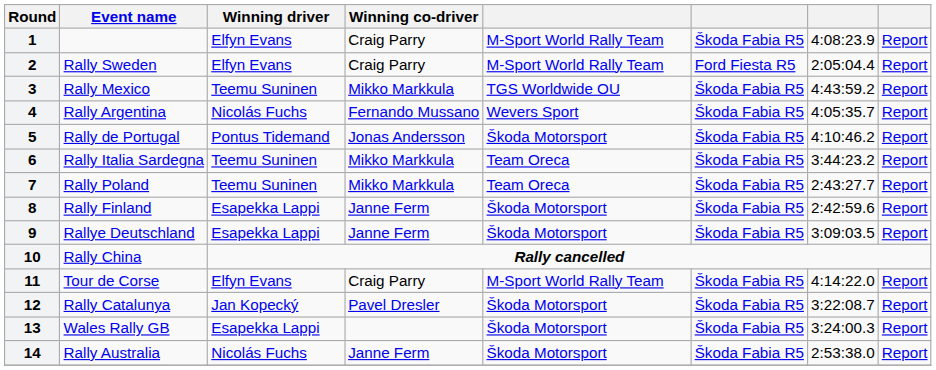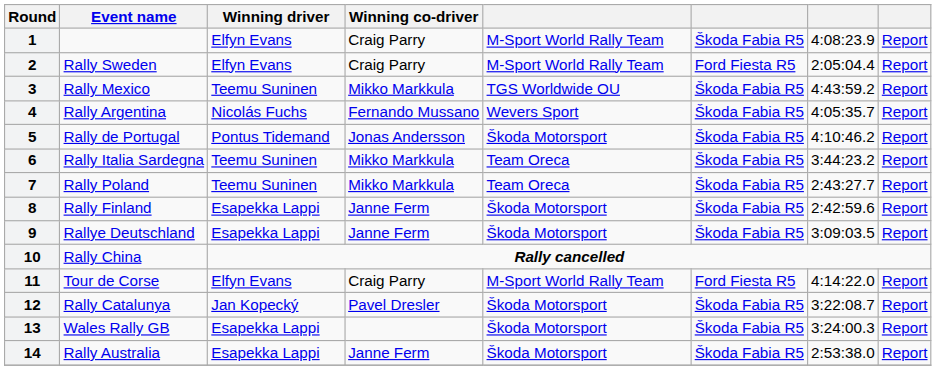(749, 280) Škoda Fabia R5 -> (745, 280) Ford Fiesta R5
(259, 352) Nicolás Fuchs -> (265, 352) Esapekka Lappi
